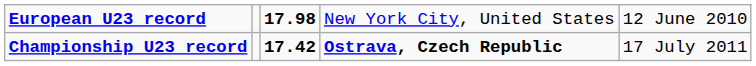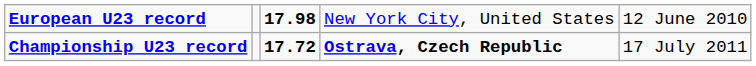(290, 47) 17.42 -> (290, 47) 17.72
